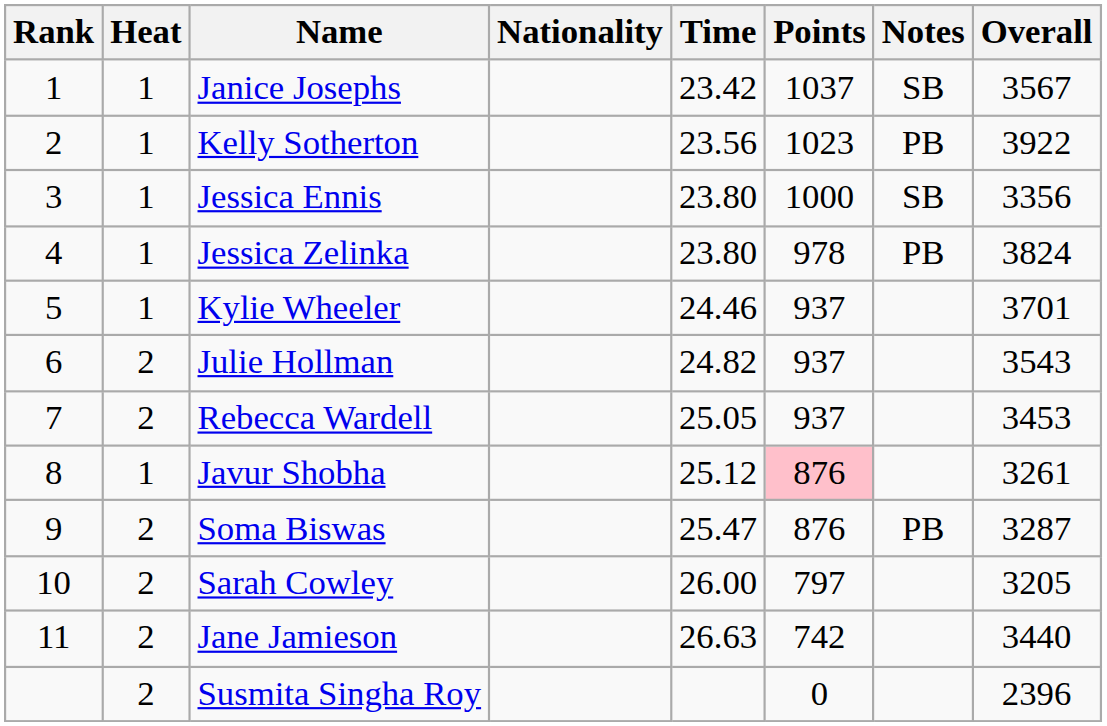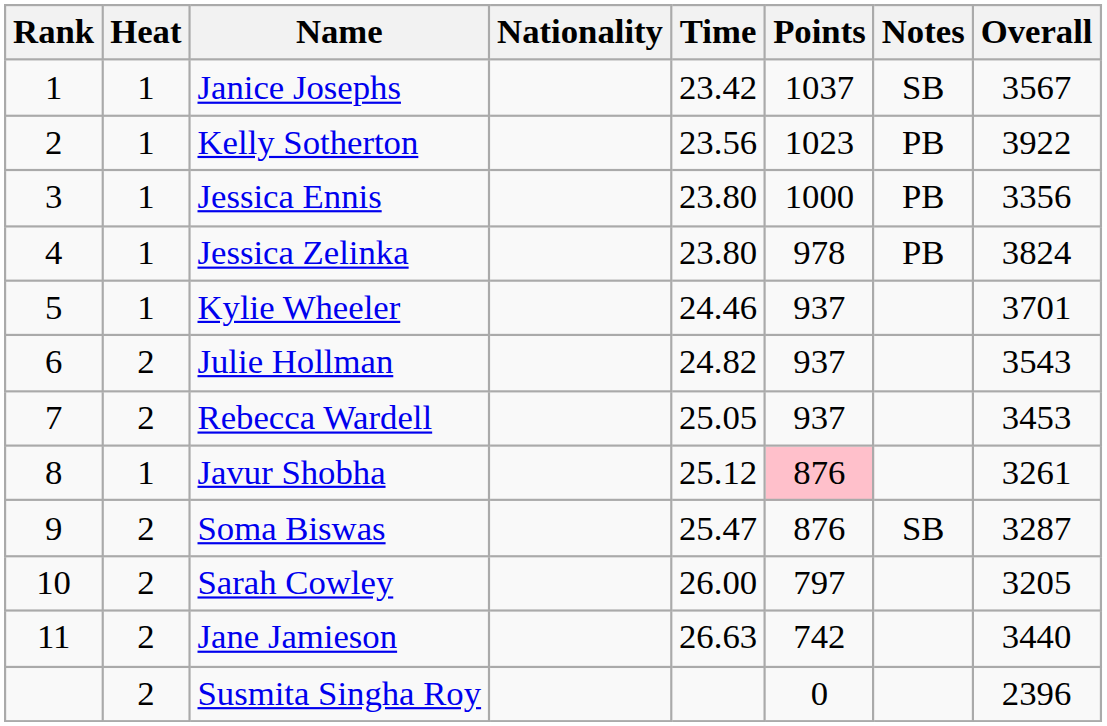(923, 197) SB -> (923, 197) PB
(923, 527) PB -> (923, 527) SB
